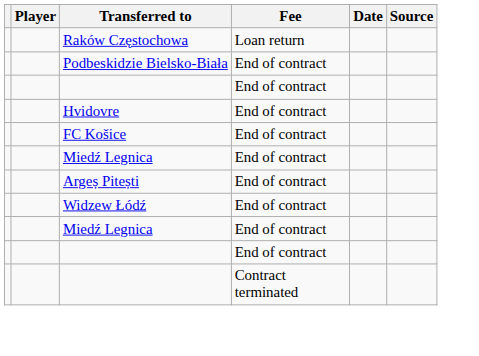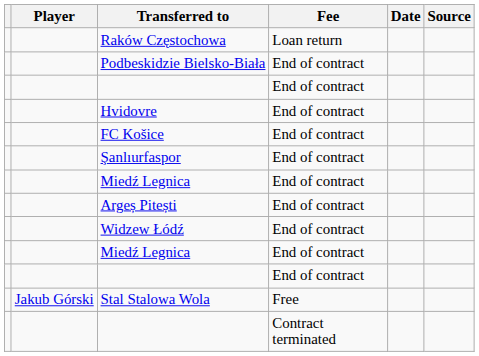+ row: (141, 157)
+ row: (155, 299)
